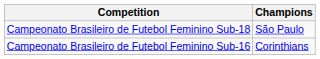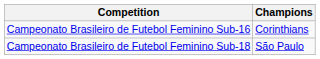rows swapped: (129, 29) <-> (129, 46)
